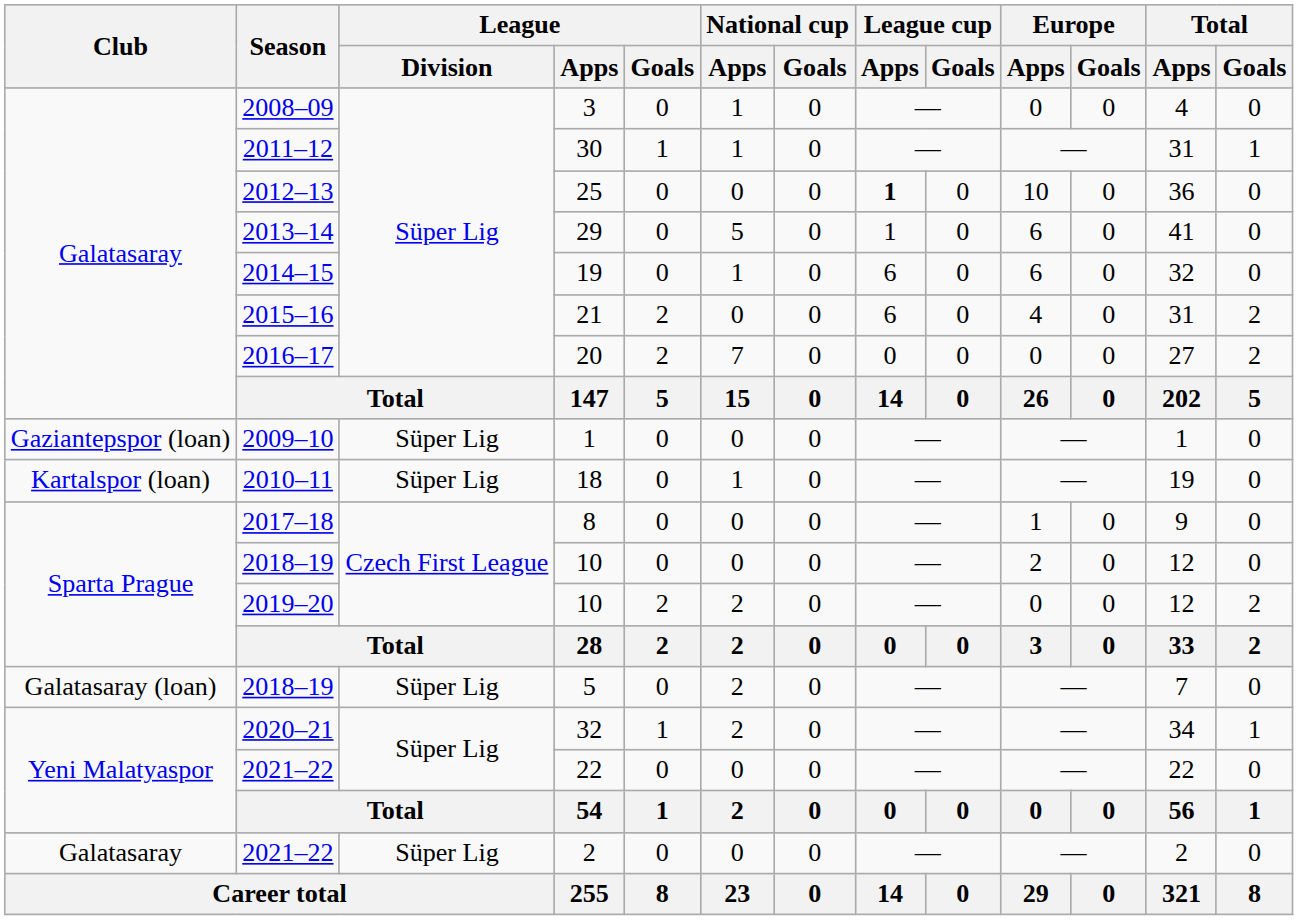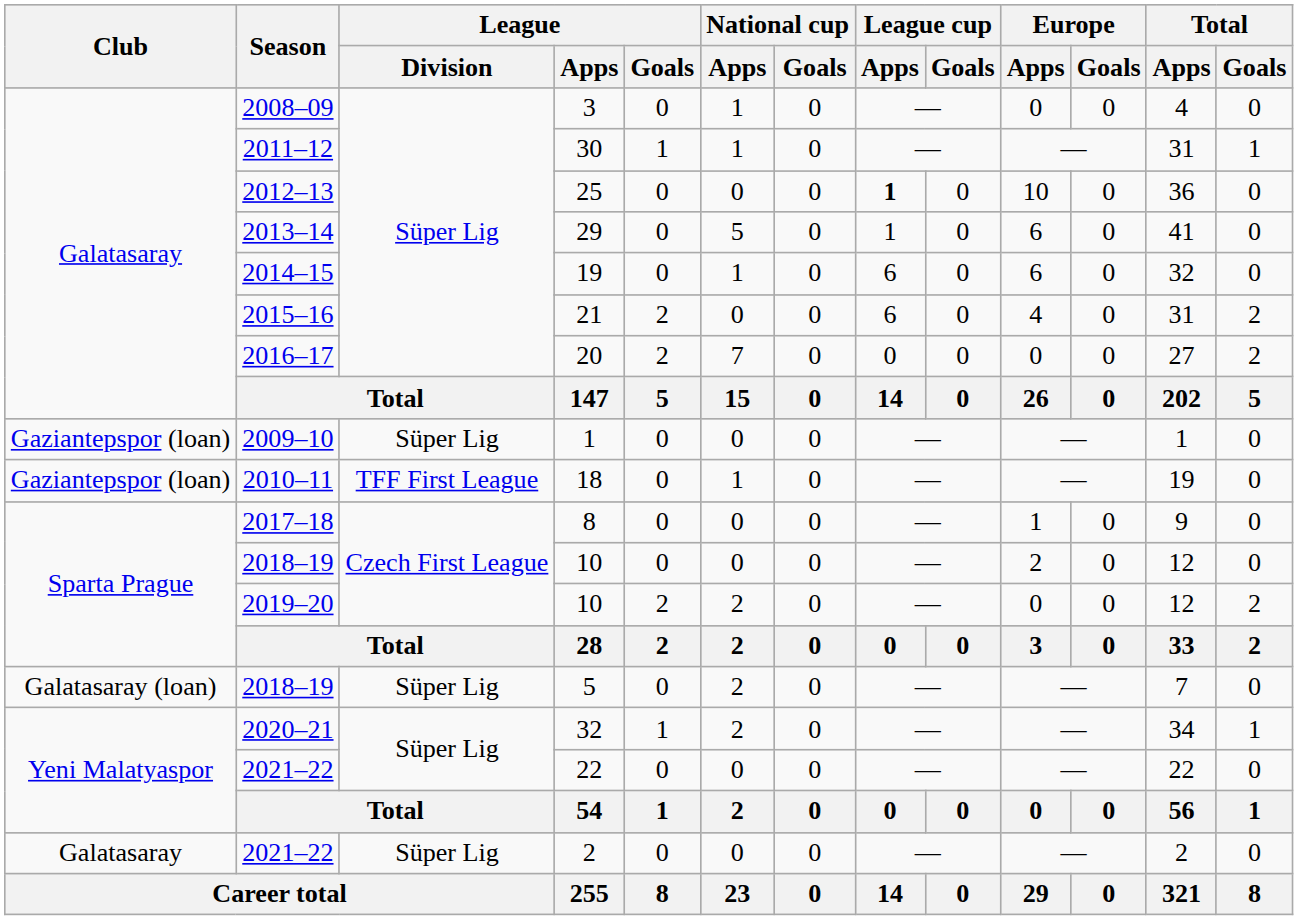(121, 480) Kartalspor (loan) -> (121, 480) Gaziantepspor (loan)
(447, 480) Süper Lig -> (447, 480) TFF First League
